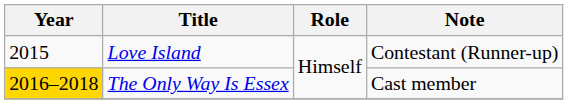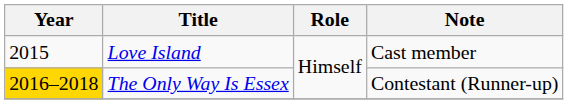(465, 51) Contestant (Runner-up) -> (424, 51) Cast member
(424, 83) Cast member -> (465, 83) Contestant (Runner-up)
